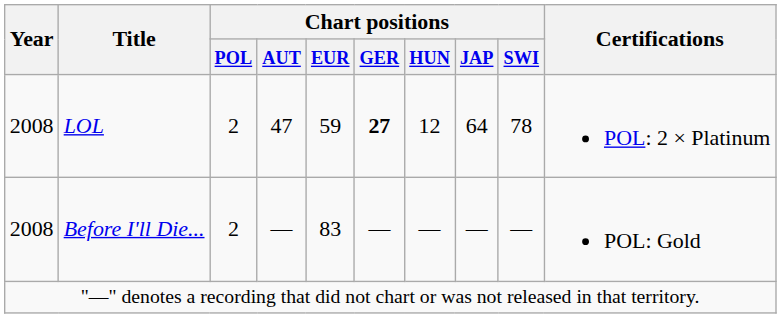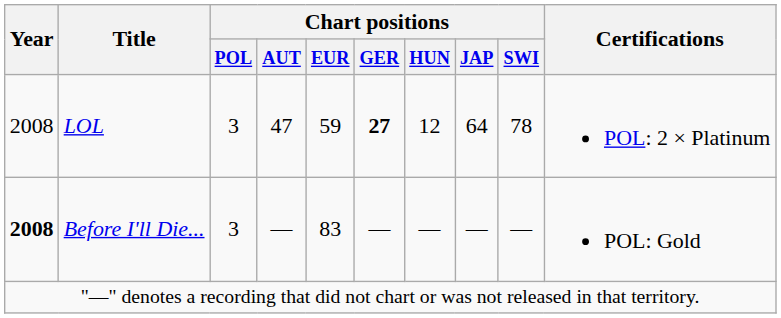(233, 125) 2 -> (233, 125) 3
(32, 228) normal -> (32, 228) bold
(233, 228) 2 -> (233, 228) 3
